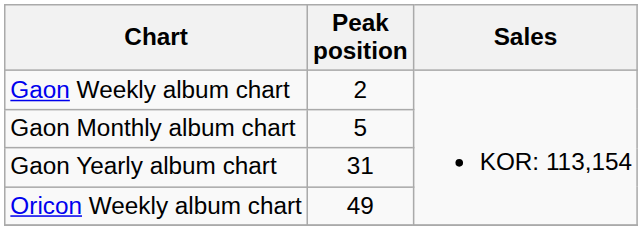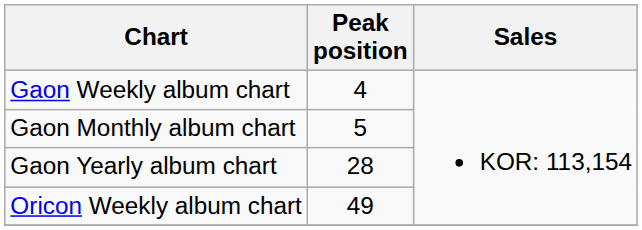(360, 89) 2 -> (360, 89) 4
(360, 166) 31 -> (360, 166) 28
